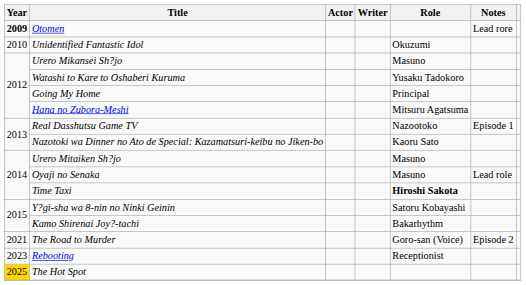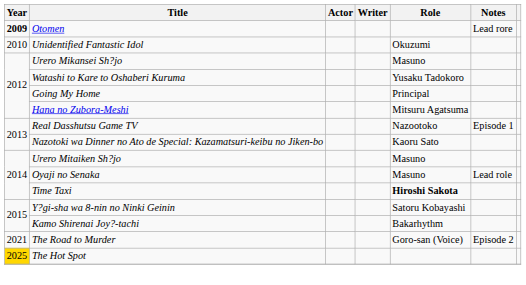- row: (53, 256)
